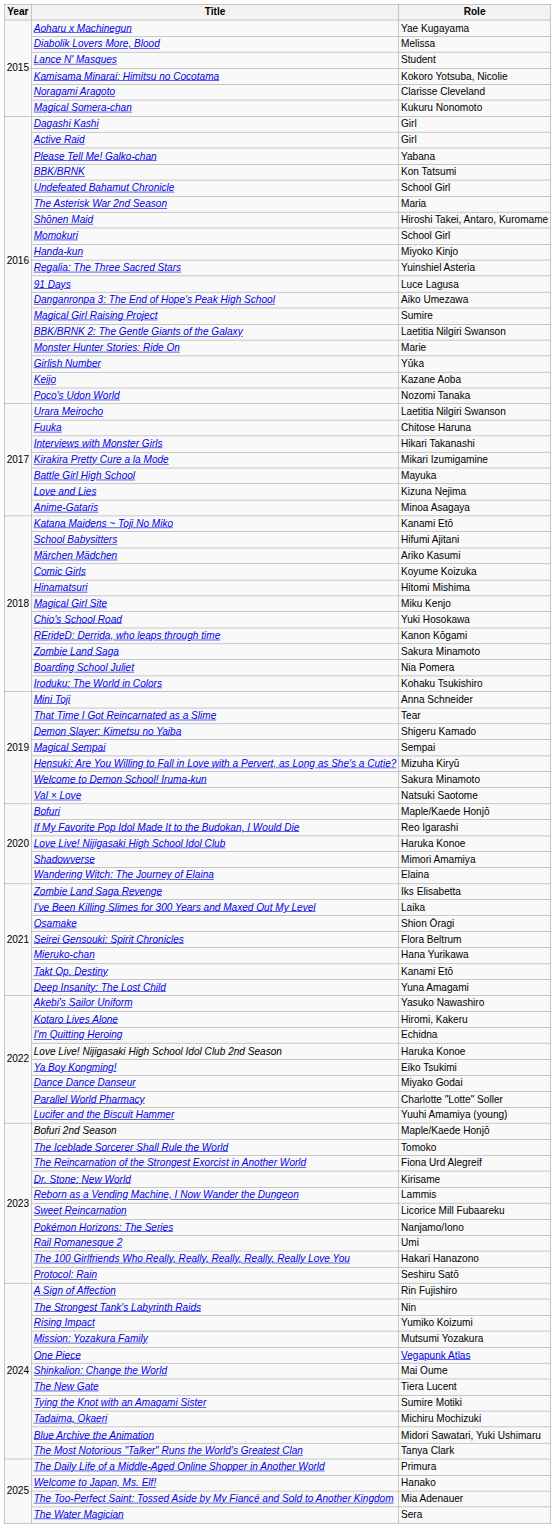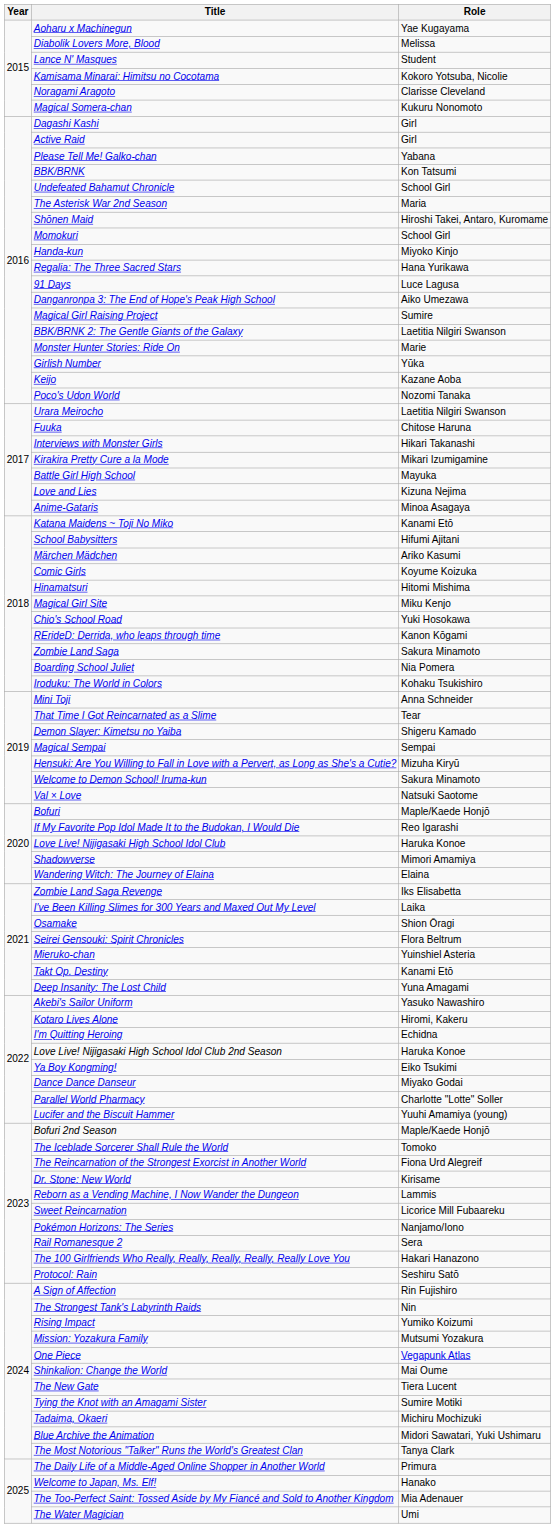(438, 268) Yuinshiel Asteria -> (435, 268) Hana Yurikawa
(435, 955) Hana Yurikawa -> (438, 955) Yuinshiel Asteria
(410, 1243) Umi -> (412, 1243) Sera
(412, 1515) Sera -> (410, 1515) Umi
